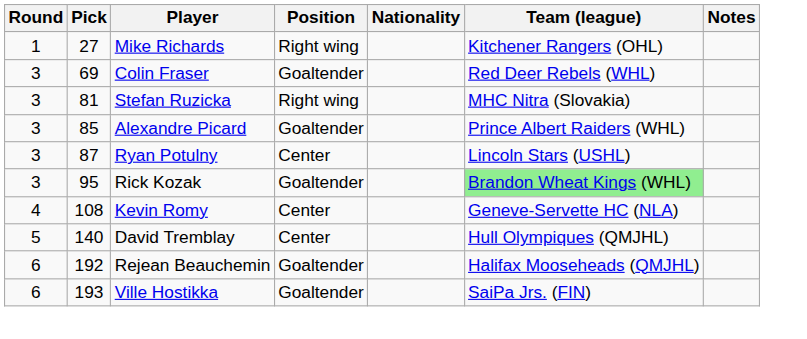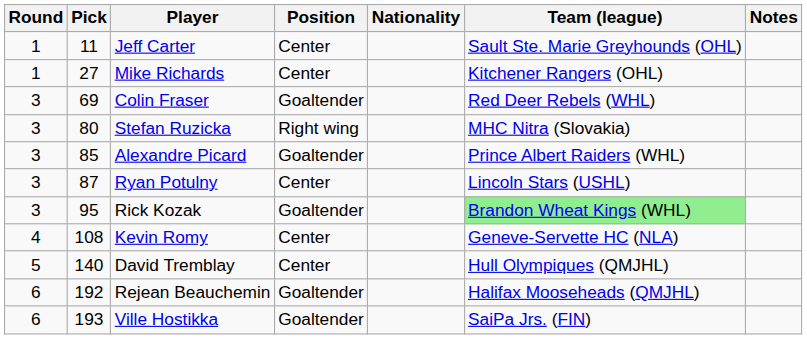+ row: (155, 45)
(319, 45) Right wing -> (304, 73) Center
(89, 100) 81 -> (89, 127) 80
